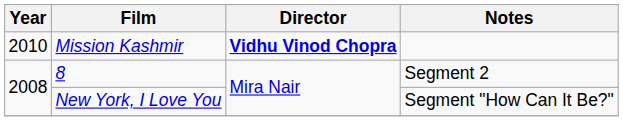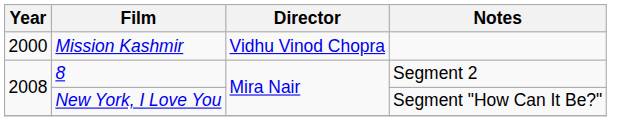(28, 45) 2010 -> (28, 45) 2000
(313, 45) bold -> (307, 45) normal
